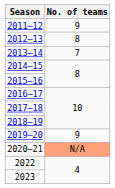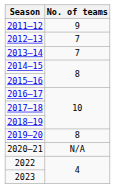(77, 39) 8 -> (77, 39) 7
(77, 136) 9 -> (77, 136) 8
(77, 149) lightsalmon background -> (77, 149) no background
